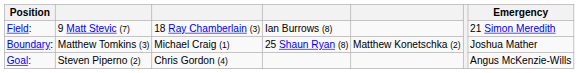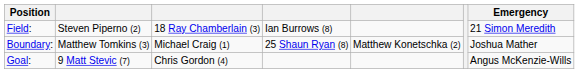(94, 29) 9 Matt Stevic (7) -> (99, 29) Steven Piperno (2)
(99, 61) Steven Piperno (2) -> (94, 61) 9 Matt Stevic (7)
